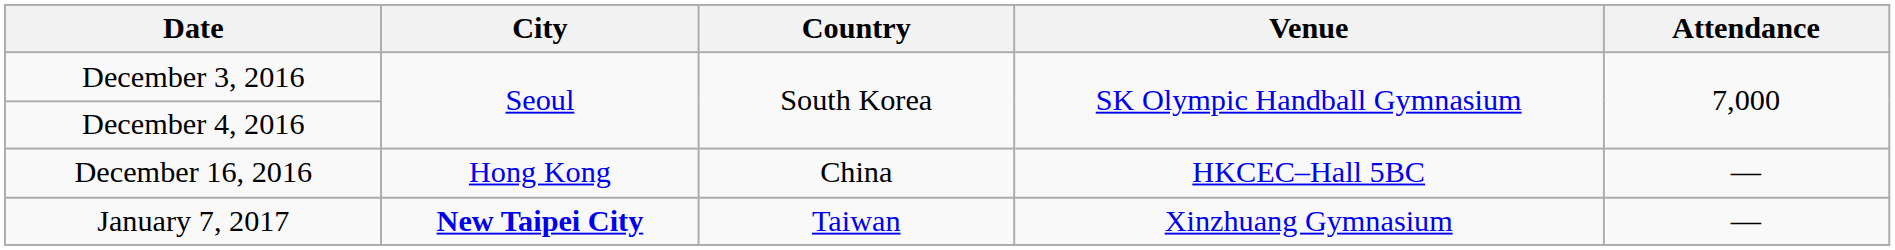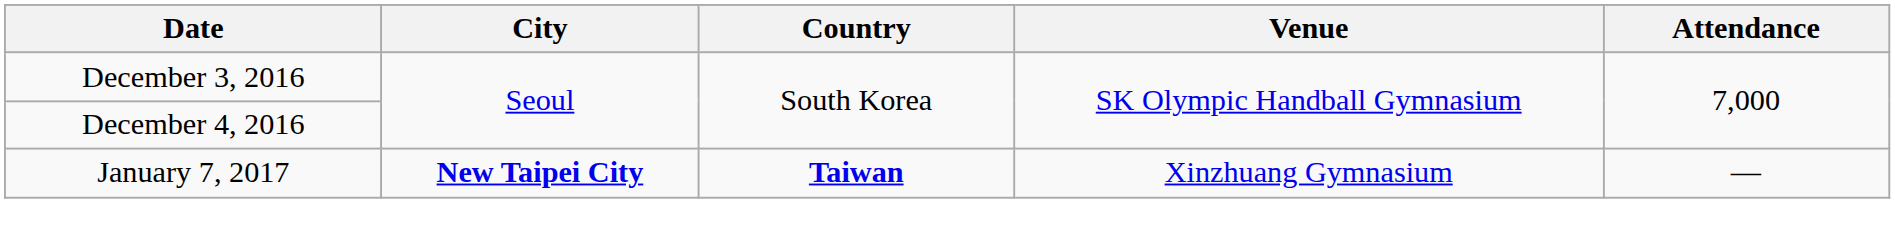- row: (193, 172)
(856, 220) normal -> (856, 172) bold
